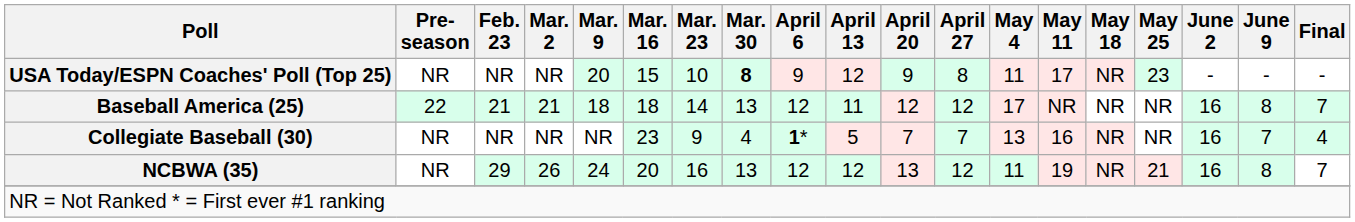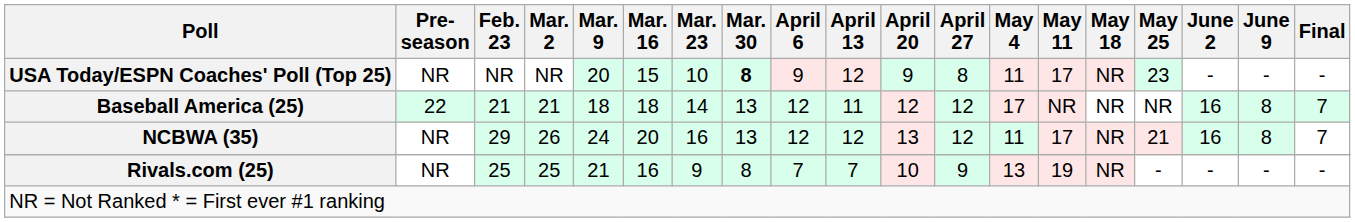- row: (200, 138)
(1062, 169) 19 -> (1062, 138) 17
+ row: (200, 169)
